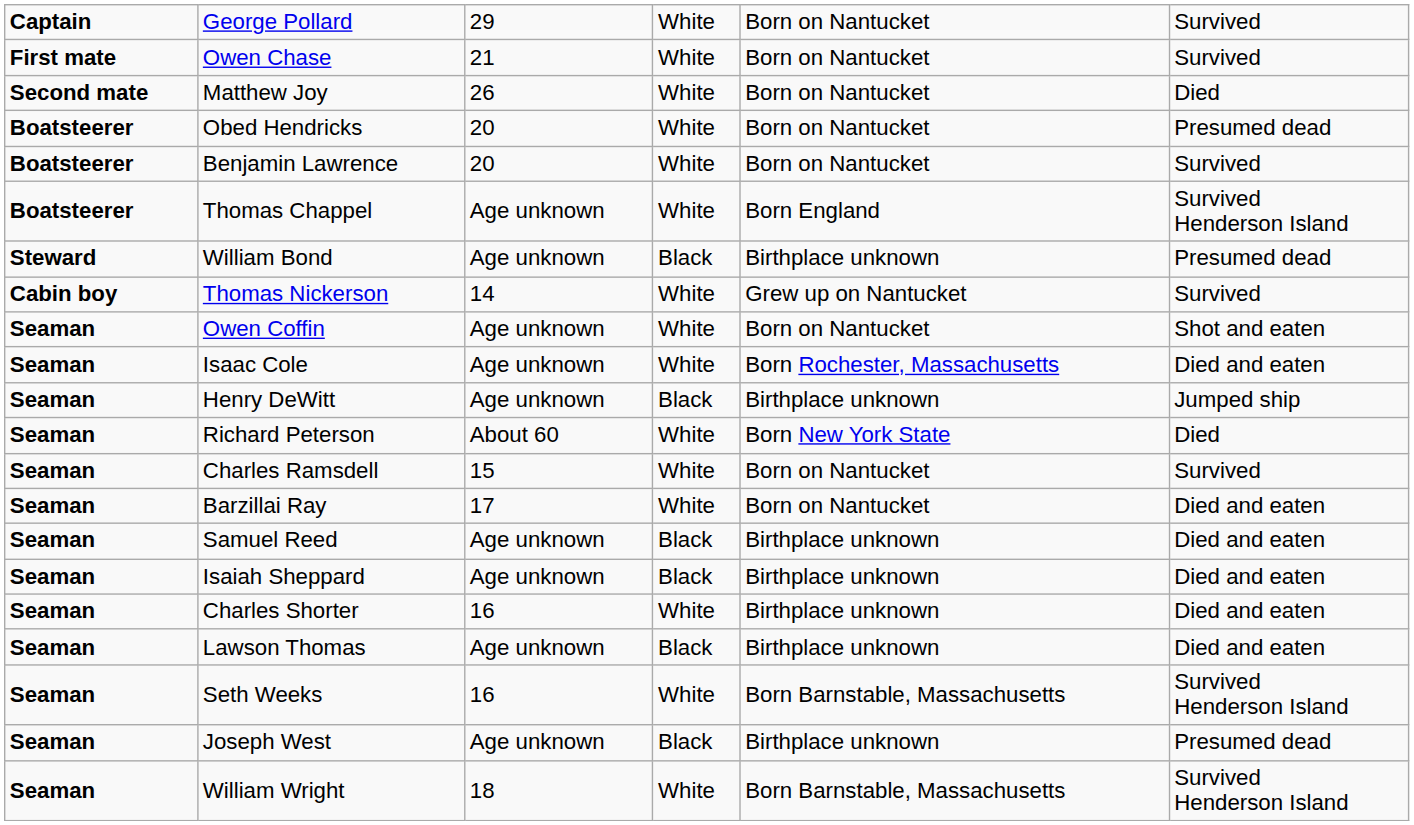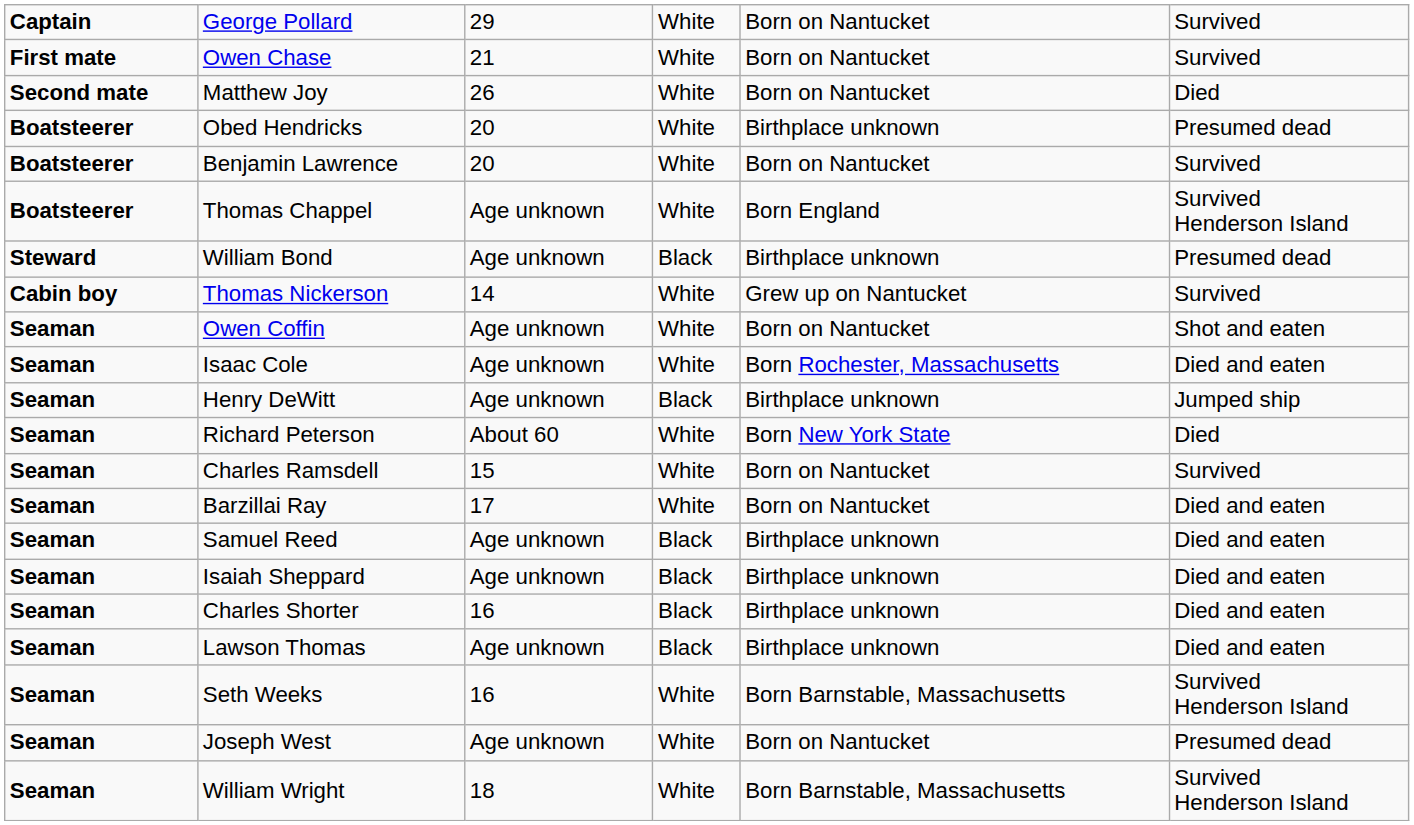(837, 127) Born on Nantucket -> (842, 127) Birthplace unknown
(687, 611) White -> (685, 611) Black
(685, 742) Black -> (687, 742) White
(842, 742) Birthplace unknown -> (837, 742) Born on Nantucket
